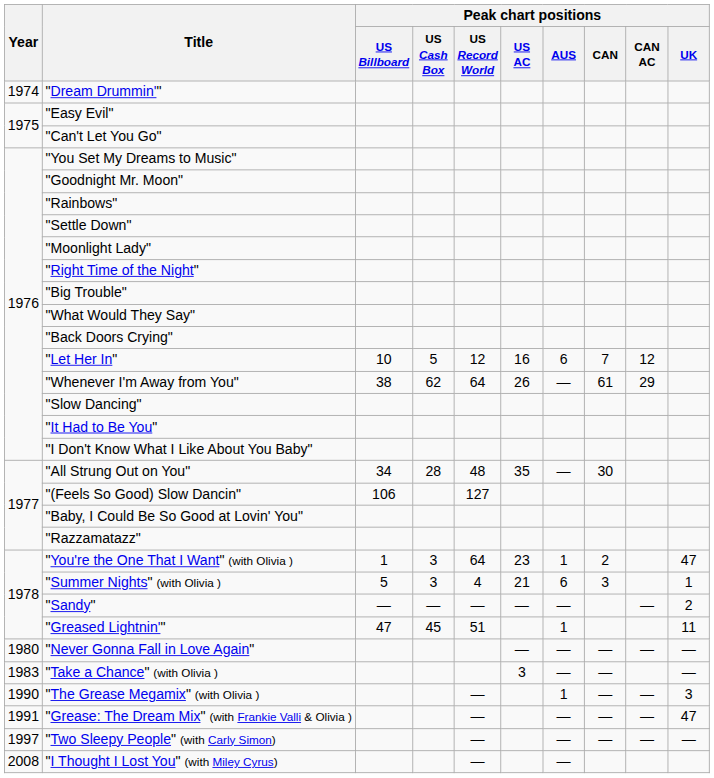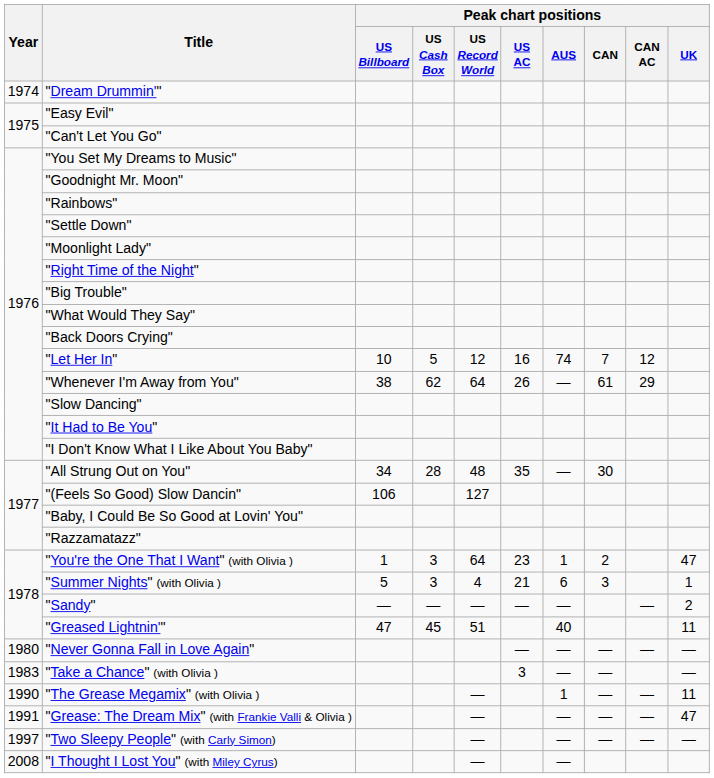(564, 359) 6 -> (564, 359) 74
(564, 627) 1 -> (564, 627) 40
(689, 694) 3 -> (689, 694) 11
